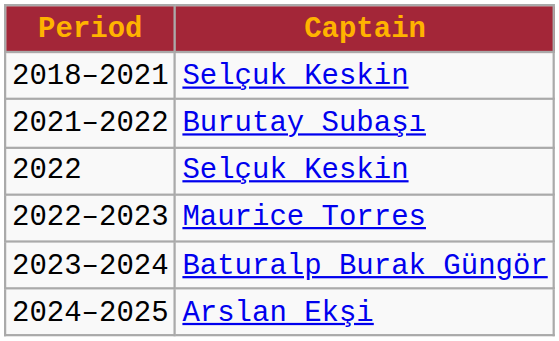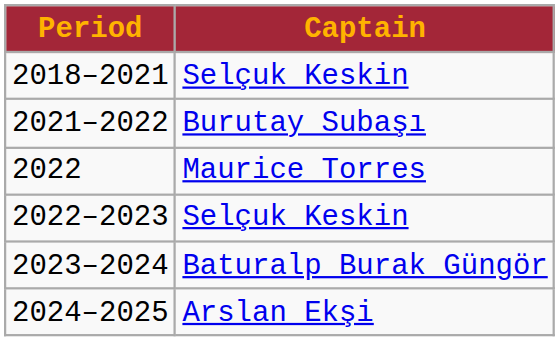(295, 170) Selçuk Keskin -> (304, 170) Maurice Torres
(304, 218) Maurice Torres -> (295, 218) Selçuk Keskin
